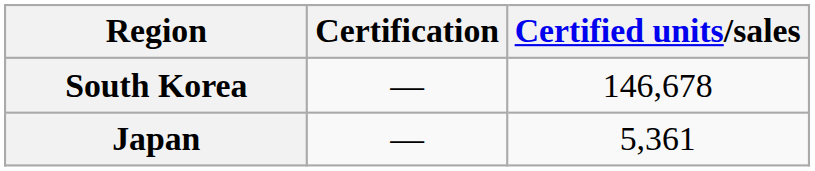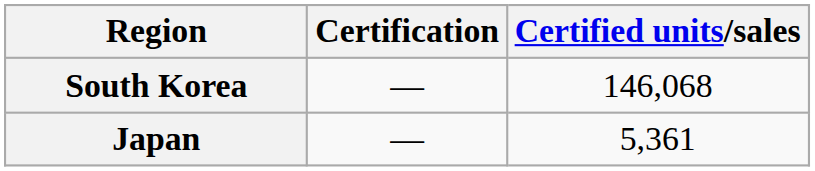(658, 84) 146,678 -> (658, 84) 146,068
